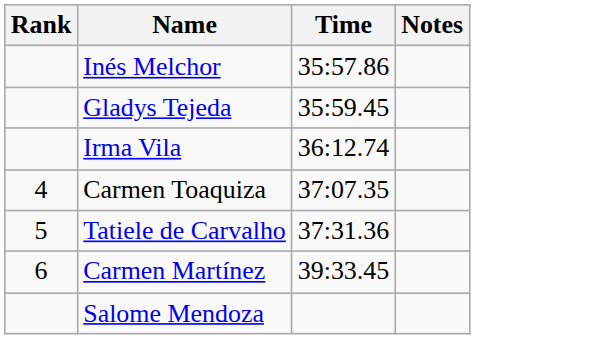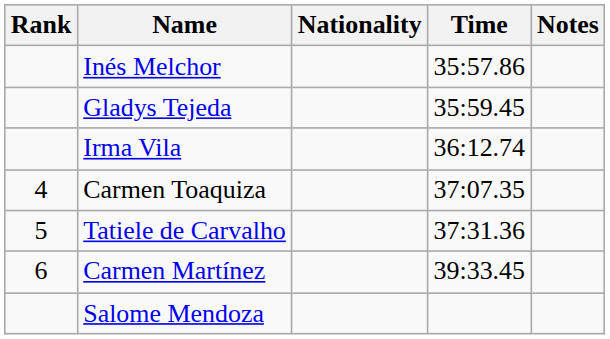+ column: (360, 25)
